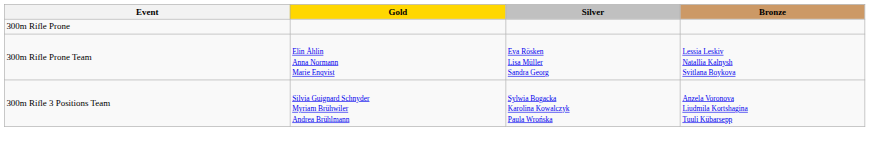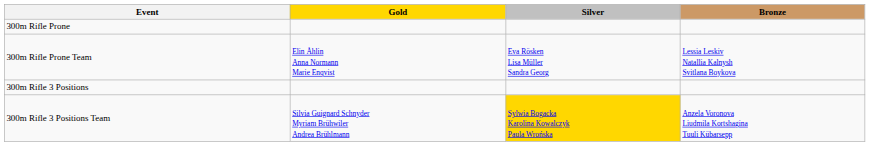+ row: (47, 88)
(539, 109) no background -> (539, 124) gold background
